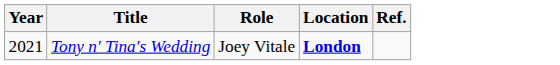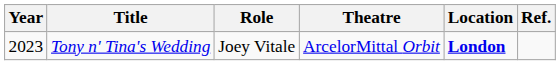+ column: (371, 18)
(26, 45) 2021 -> (26, 45) 2023
